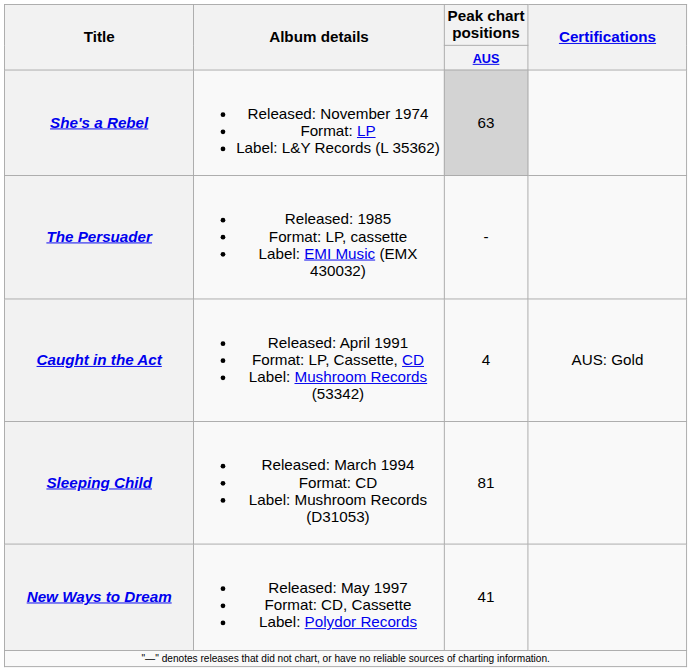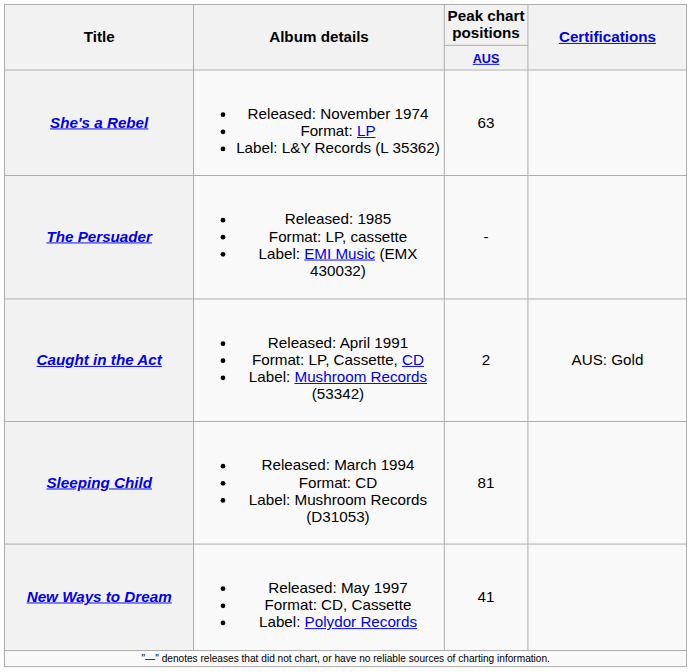(486, 122) lightgrey background -> (486, 122) no background
(486, 359) 4 -> (486, 359) 2
